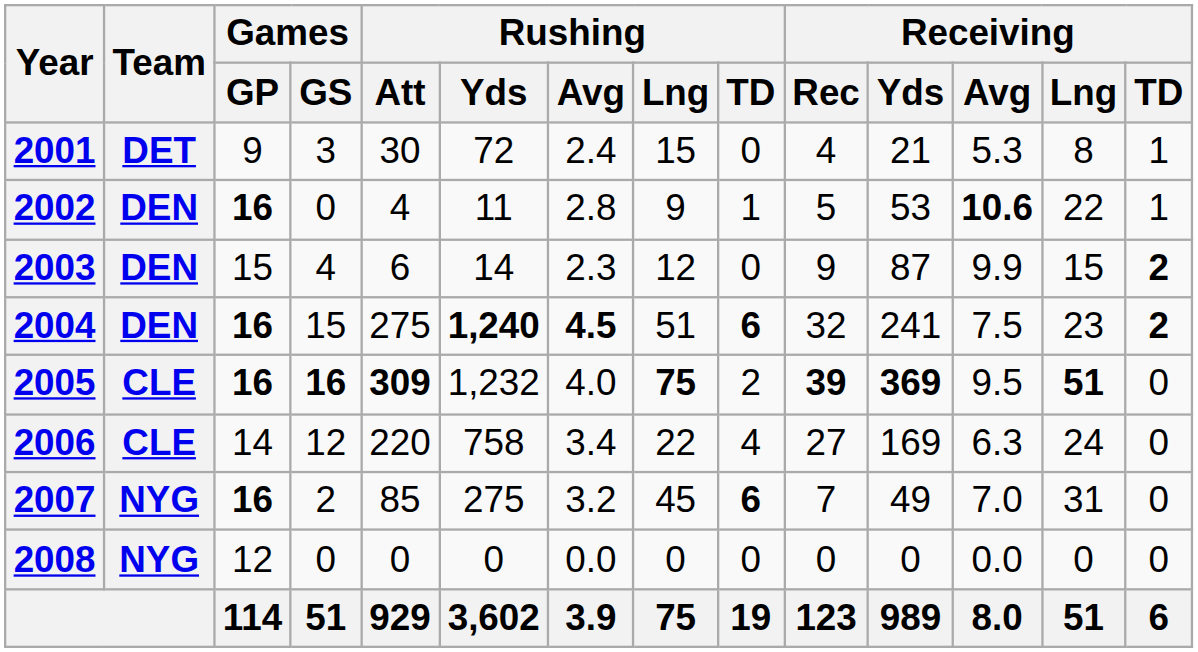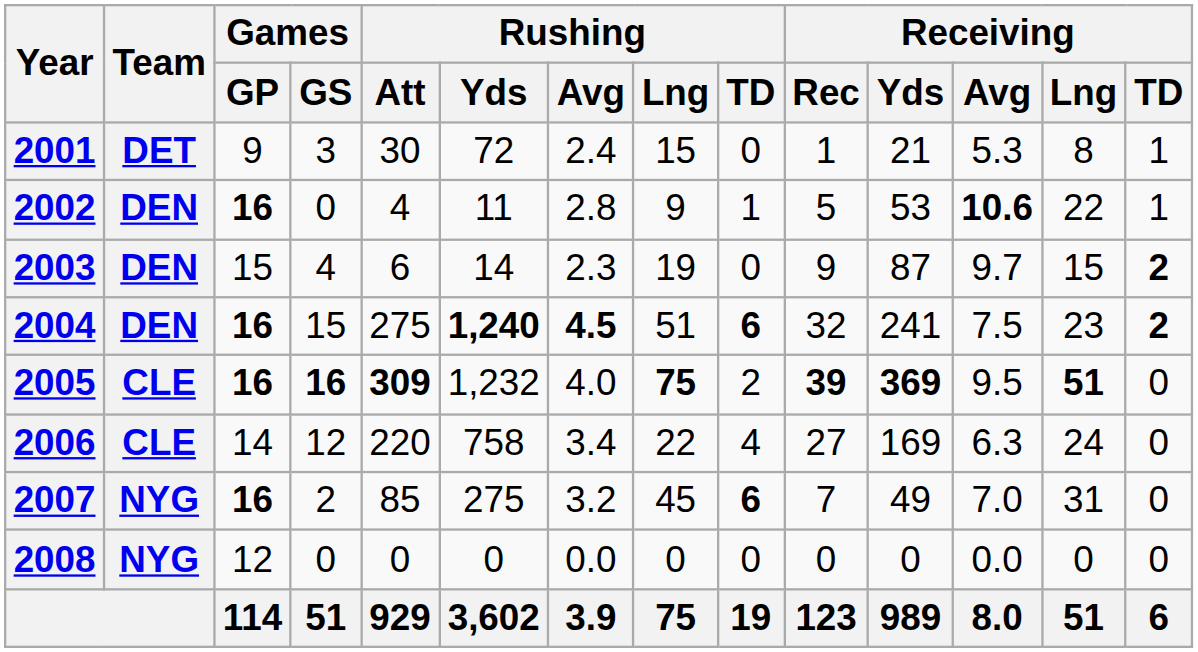(826, 150) 4 -> (826, 150) 1
(676, 267) 12 -> (676, 267) 19
(997, 267) 9.9 -> (997, 267) 9.7
